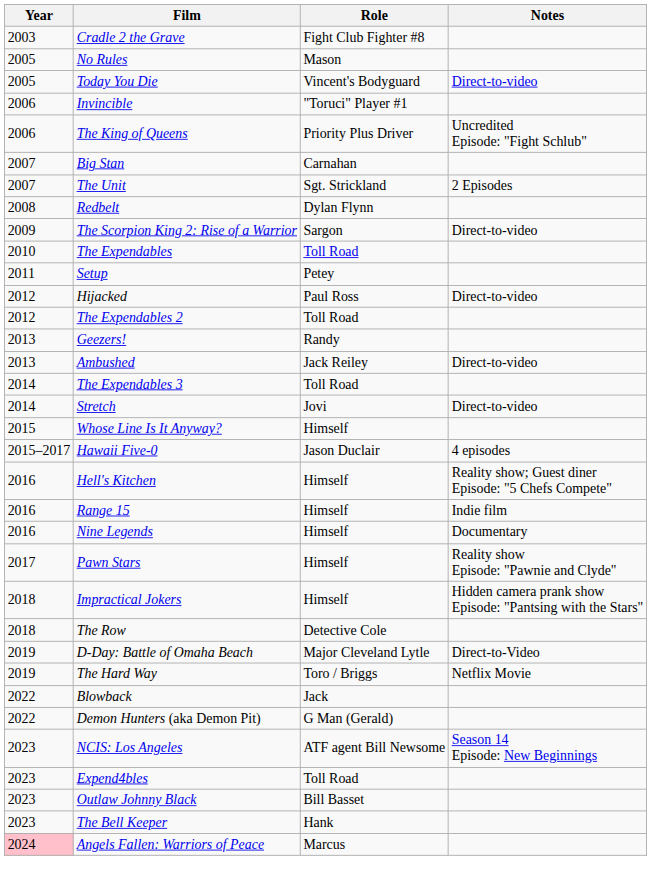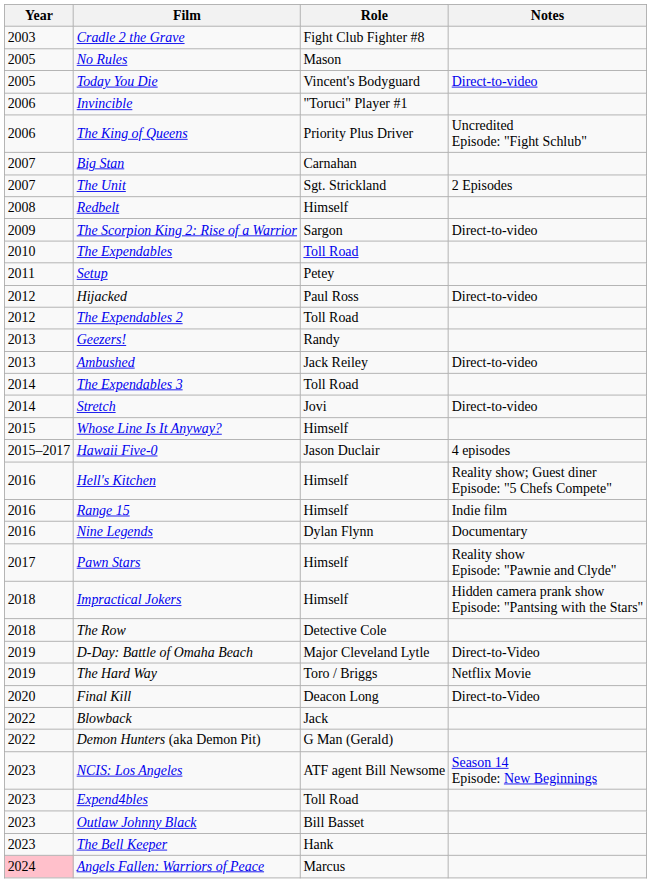(338, 207) Dylan Flynn -> (326, 207) Himself
(326, 532) Himself -> (338, 532) Dylan Flynn
+ row: (104, 696)
